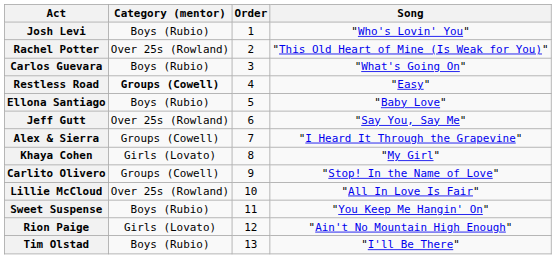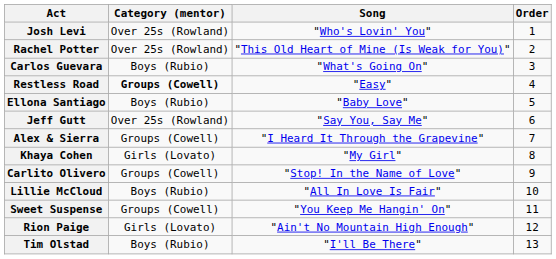columns swapped: (251, 13) <-> (411, 13)
(170, 31) Boys (Rubio) -> (170, 31) Over 25s (Rowland)
(170, 191) Over 25s (Rowland) -> (170, 191) Boys (Rubio)
(170, 209) Boys (Rubio) -> (170, 209) Groups (Cowell)
